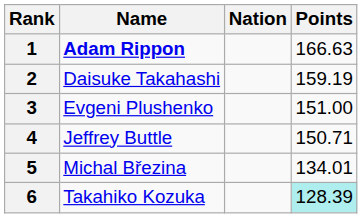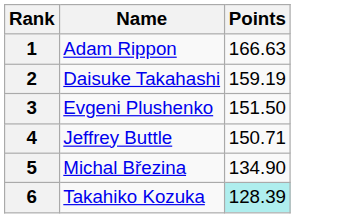- column: (258, 19)
(124, 49) bold -> (120, 49) normal
(324, 108) 151.00 -> (257, 108) 151.50
(324, 167) 134.01 -> (257, 167) 134.90
